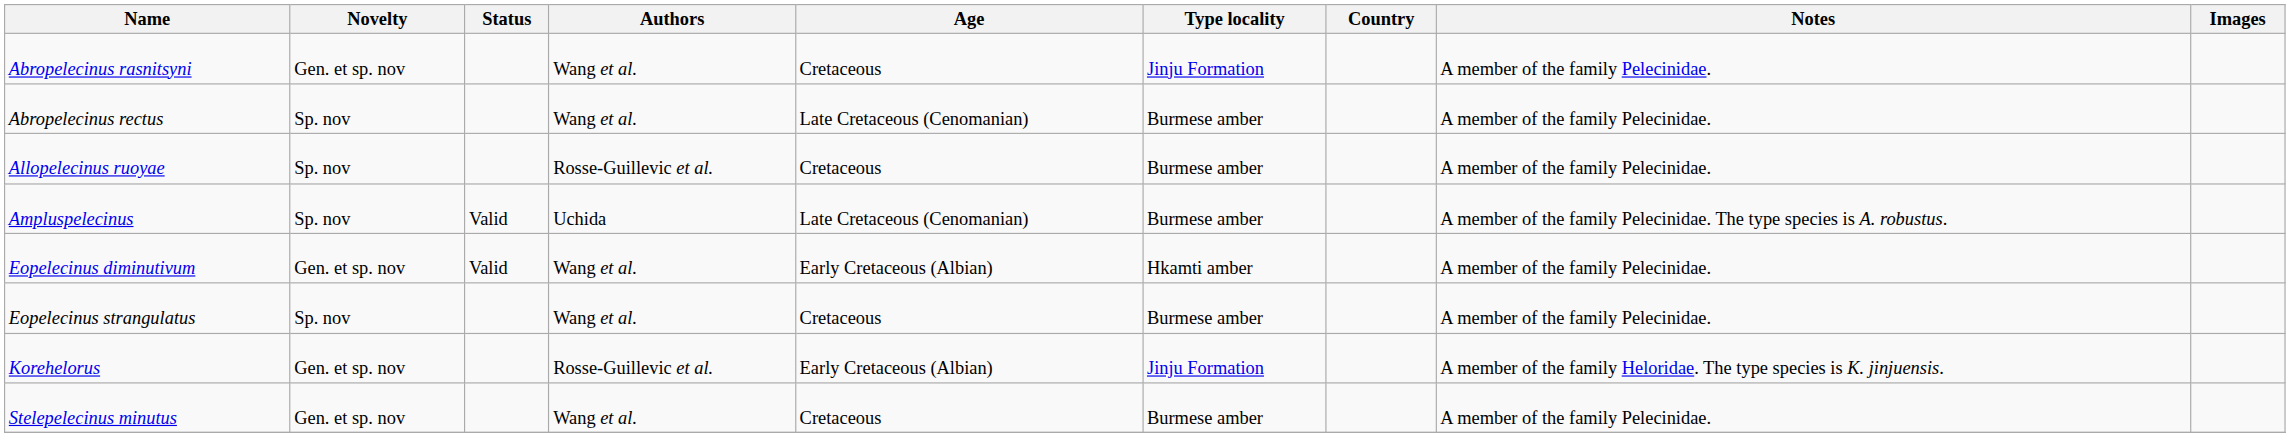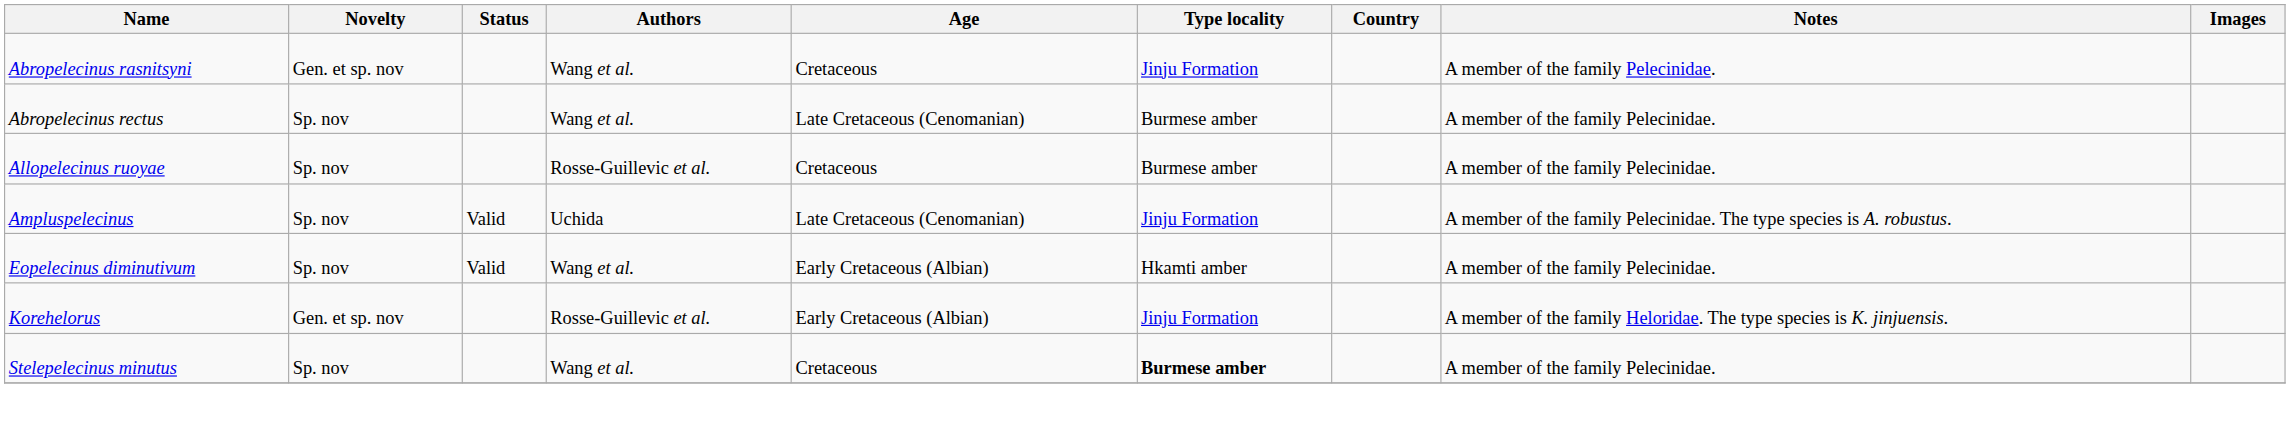(1205, 218) Burmese amber -> (1200, 218) Jinju Formation
(350, 268) Gen. et sp. nov -> (321, 268) Sp. nov
- row: (102, 318)
(350, 418) Gen. et sp. nov -> (321, 368) Sp. nov
(1205, 418) normal -> (1204, 368) bold
